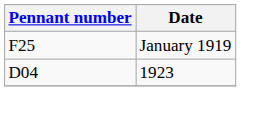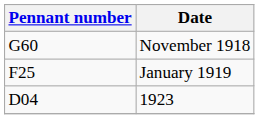+ row: (195, 45)
